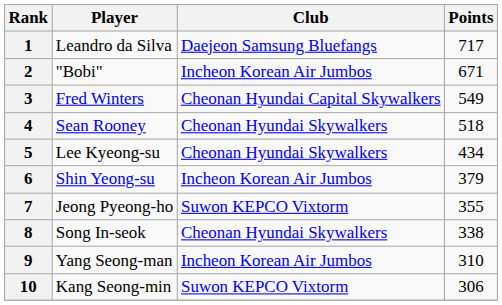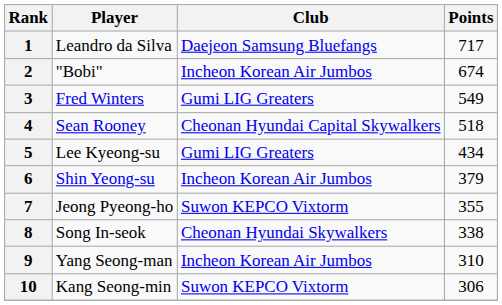(471, 71) 671 -> (471, 71) 674
(311, 98) Cheonan Hyundai Capital Skywalkers -> (247, 98) Gumi LIG Greaters
(284, 125) Cheonan Hyundai Skywalkers -> (311, 125) Cheonan Hyundai Capital Skywalkers
(284, 152) Cheonan Hyundai Skywalkers -> (247, 152) Gumi LIG Greaters
